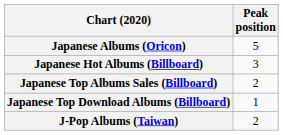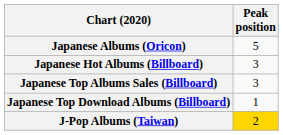(256, 83) 2 -> (256, 83) 3
(256, 121) no background -> (256, 121) gold background
